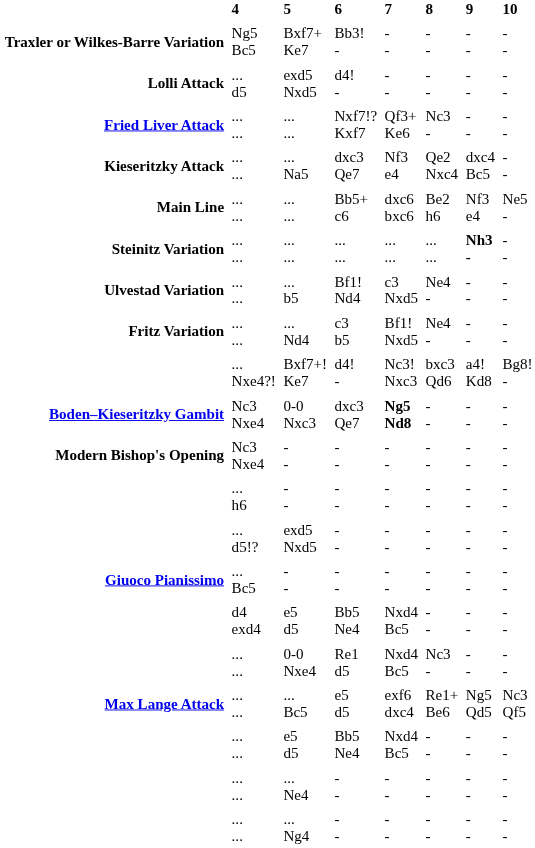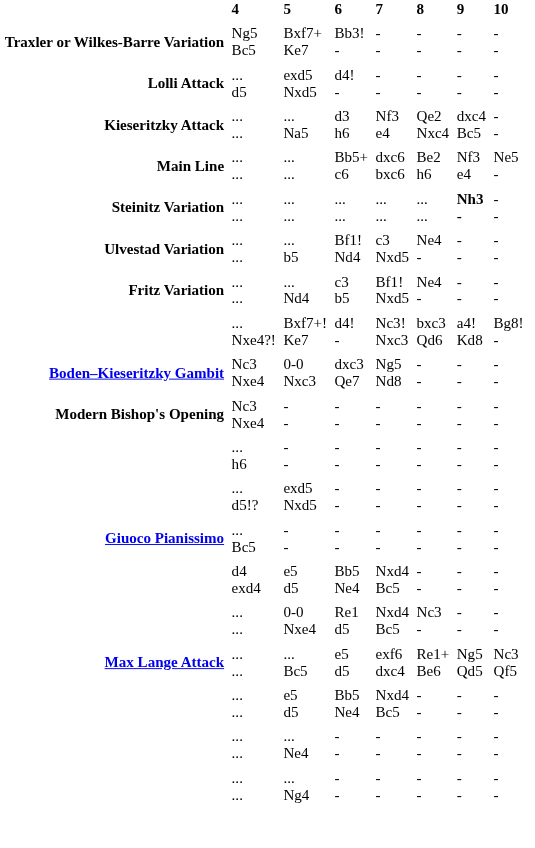- row: (164, 124)
(349, 166) dxc3 Qe7 -> (342, 124) d3 h6
(398, 414) bold -> (389, 373) normal
